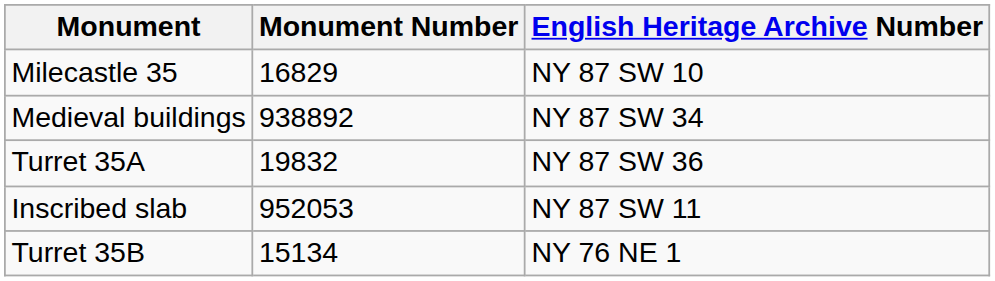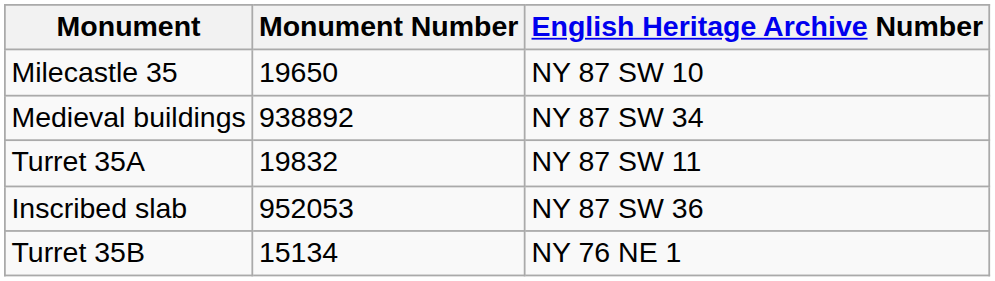(299, 72) 16829 -> (299, 72) 19650
(618, 162) NY 87 SW 36 -> (616, 162) NY 87 SW 11
(616, 207) NY 87 SW 11 -> (618, 207) NY 87 SW 36
